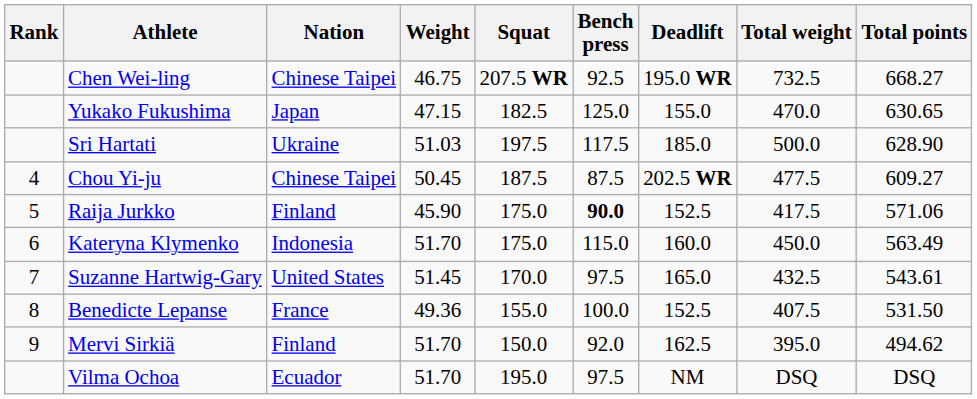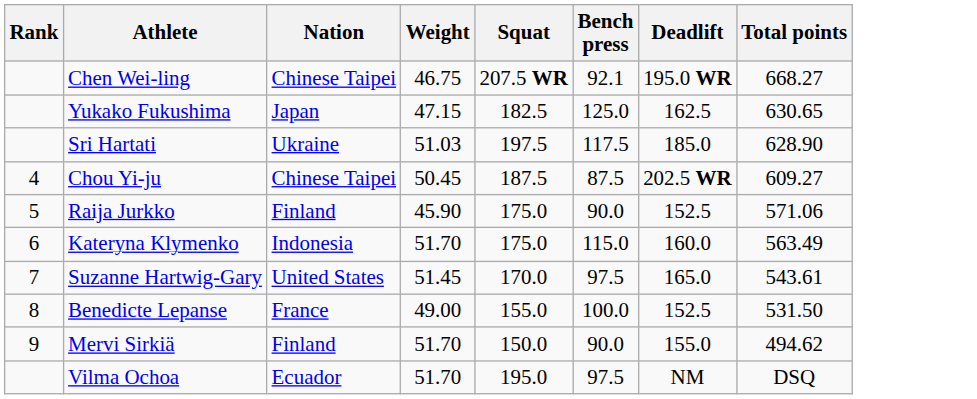- column: (797, 32)
(606, 77) 92.5 -> (606, 77) 92.1
(687, 111) 155.0 -> (687, 111) 162.5
(606, 210) bold -> (606, 210) normal
(438, 310) 49.36 -> (438, 310) 49.00
(606, 343) 92.0 -> (606, 343) 90.0
(687, 343) 162.5 -> (687, 343) 155.0
